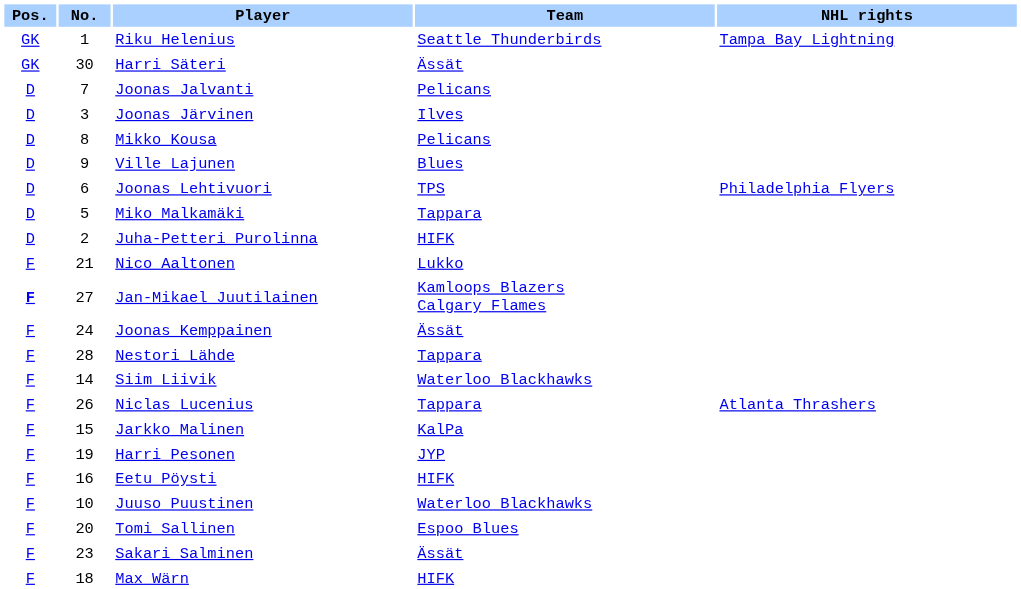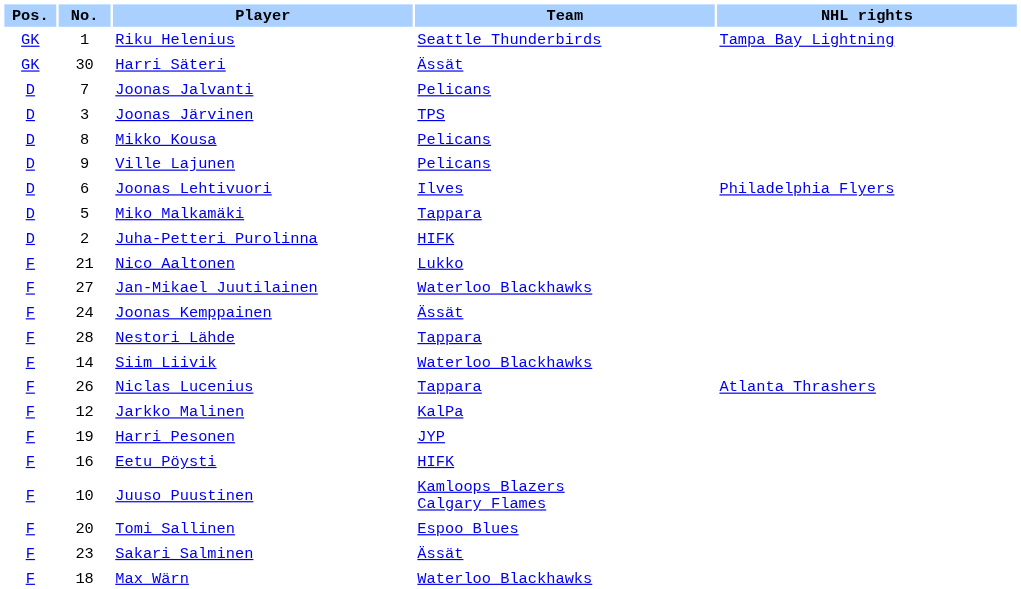(440, 115) Ilves -> (431, 115) TPS
(440, 164) Blues -> (454, 164) Pelicans
(431, 189) TPS -> (440, 189) Ilves
(30, 297) bold -> (30, 288) normal
(491, 297) Kamloops Blazers Calgary Flames -> (505, 288) Waterloo Blackhawks
(85, 430) 15 -> (85, 412) 12
(505, 504) Waterloo Blackhawks -> (491, 495) Kamloops Blazers Calgary Flames
(436, 578) HIFK -> (505, 578) Waterloo Blackhawks
